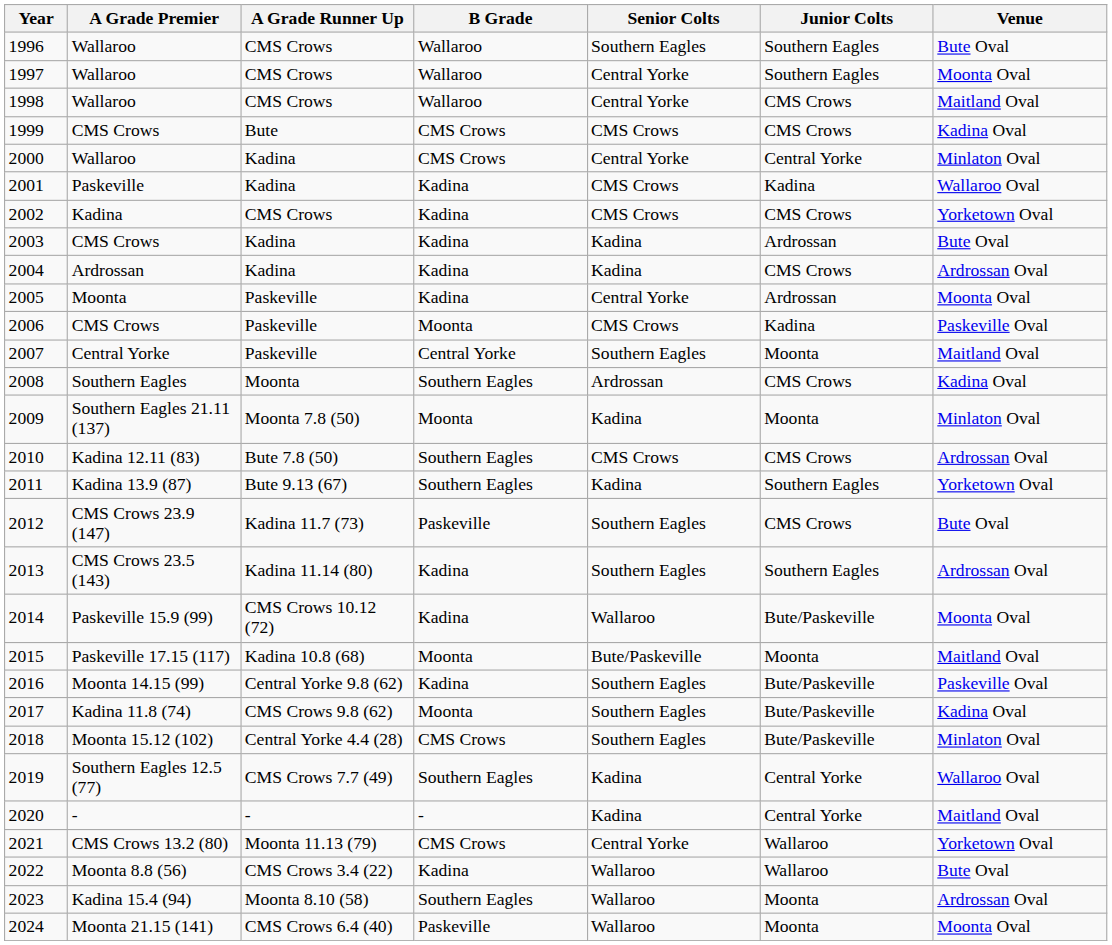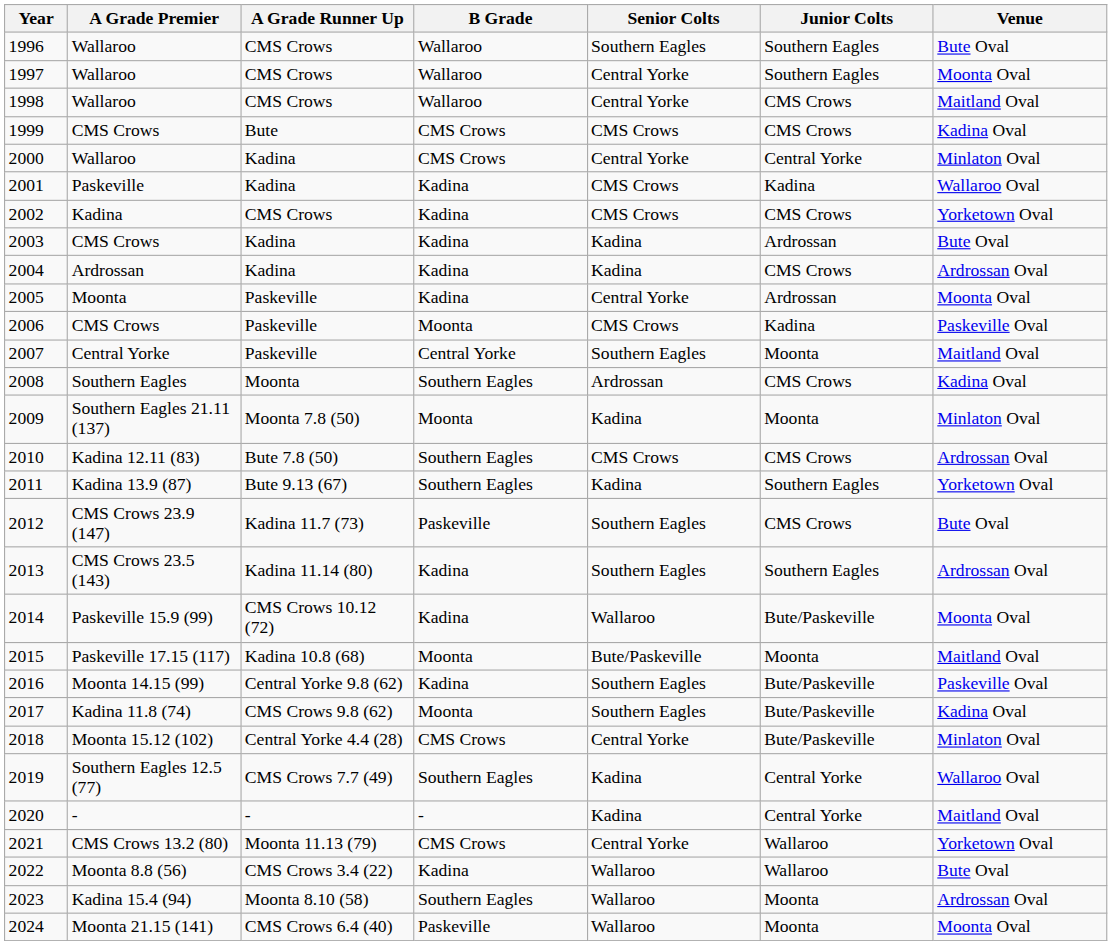(648, 739) Southern Eagles -> (640, 739) Central Yorke
